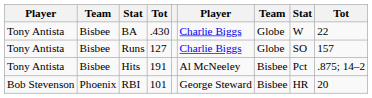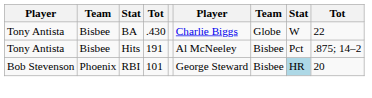- row: (133, 48)
(300, 84) no background -> (297, 66) lightblue background
